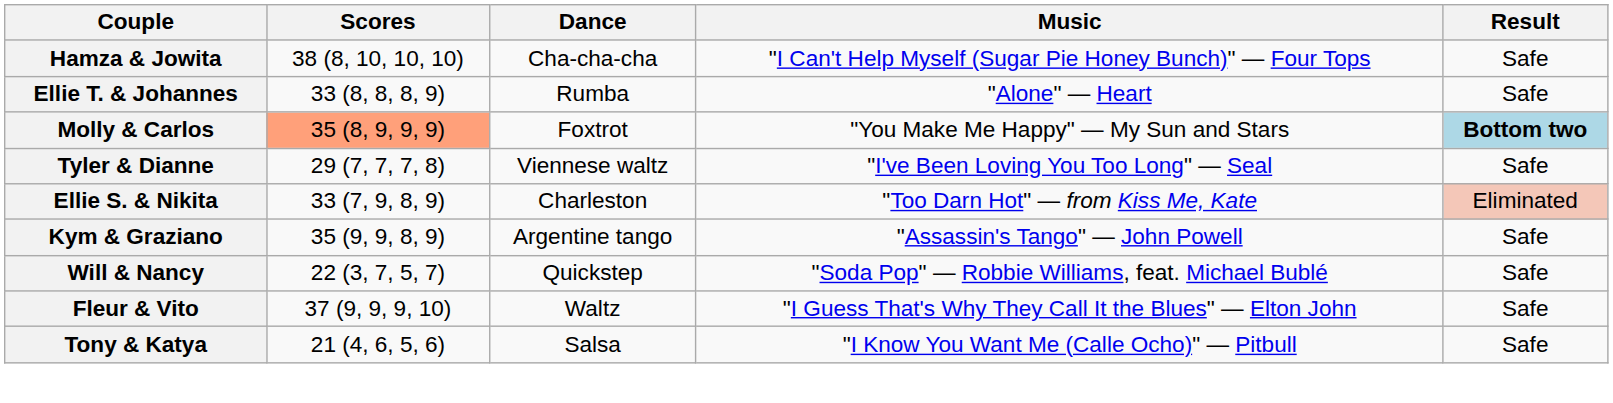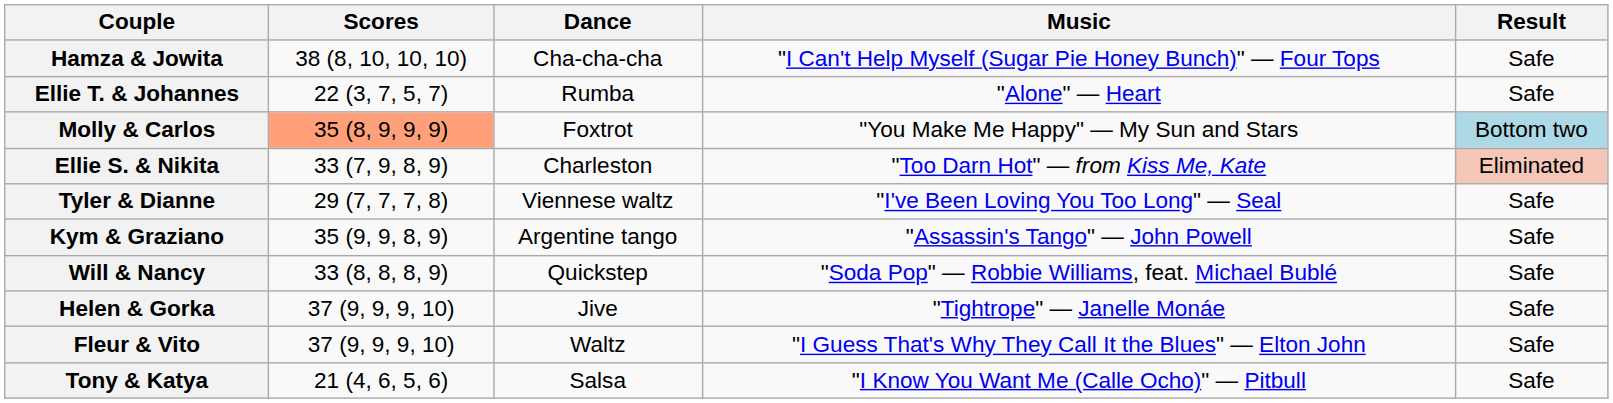(378, 93) 33 (8, 8, 8, 9) -> (381, 93) 22 (3, 7, 5, 7)
(1525, 129) bold -> (1531, 129) normal
rows swapped: (136, 201) <-> (136, 165)
(378, 272) 22 (3, 7, 5, 7) -> (381, 272) 33 (8, 8, 8, 9)
+ row: (137, 308)
